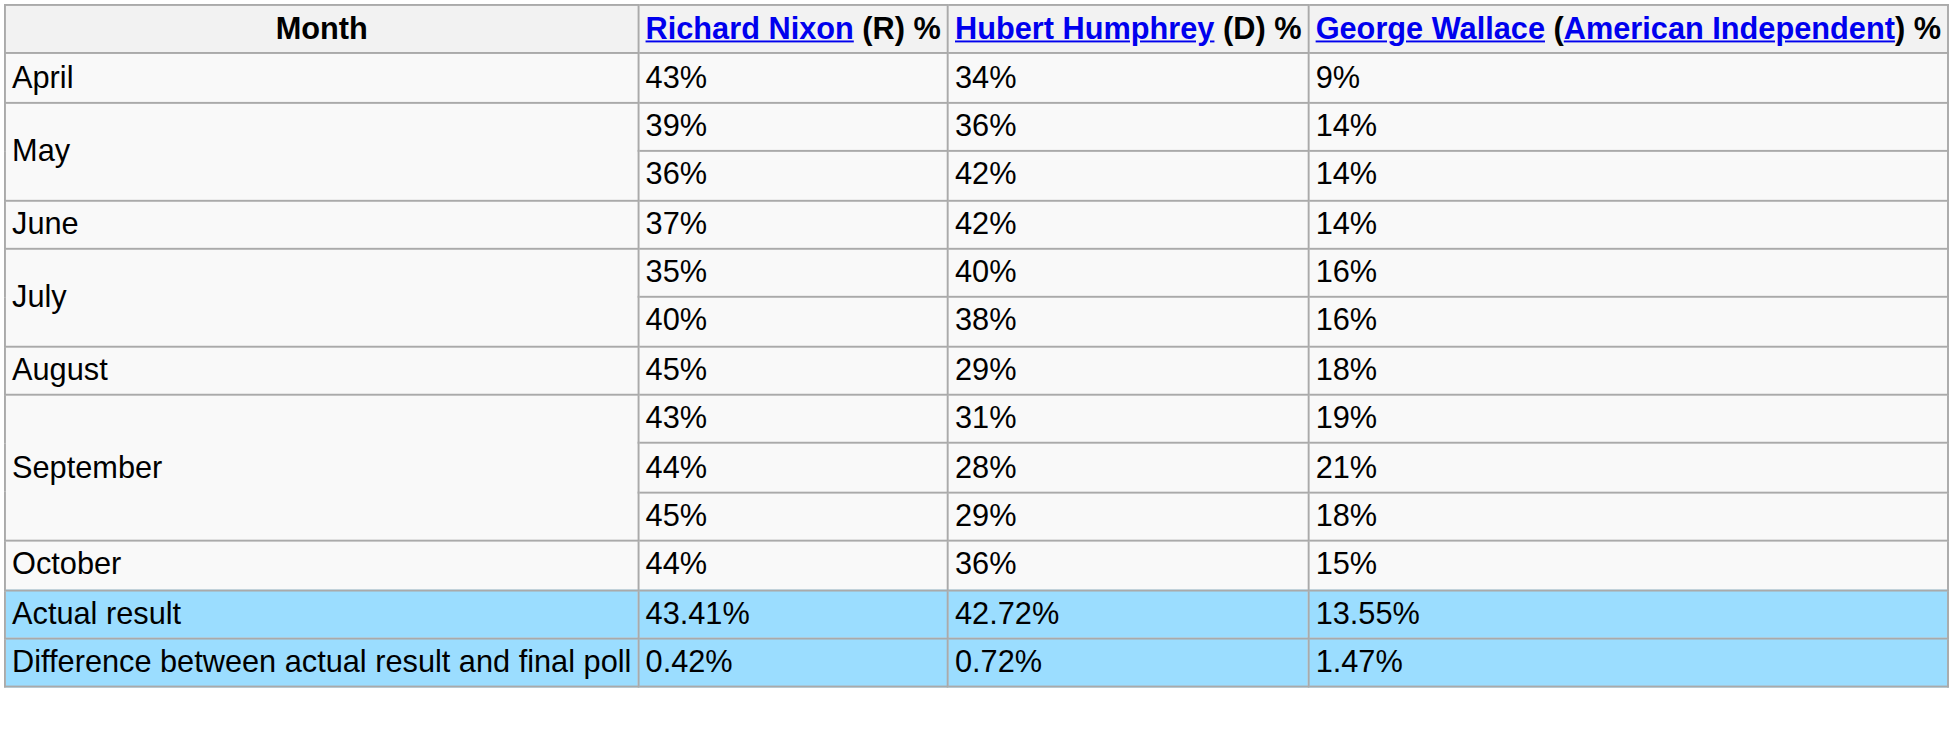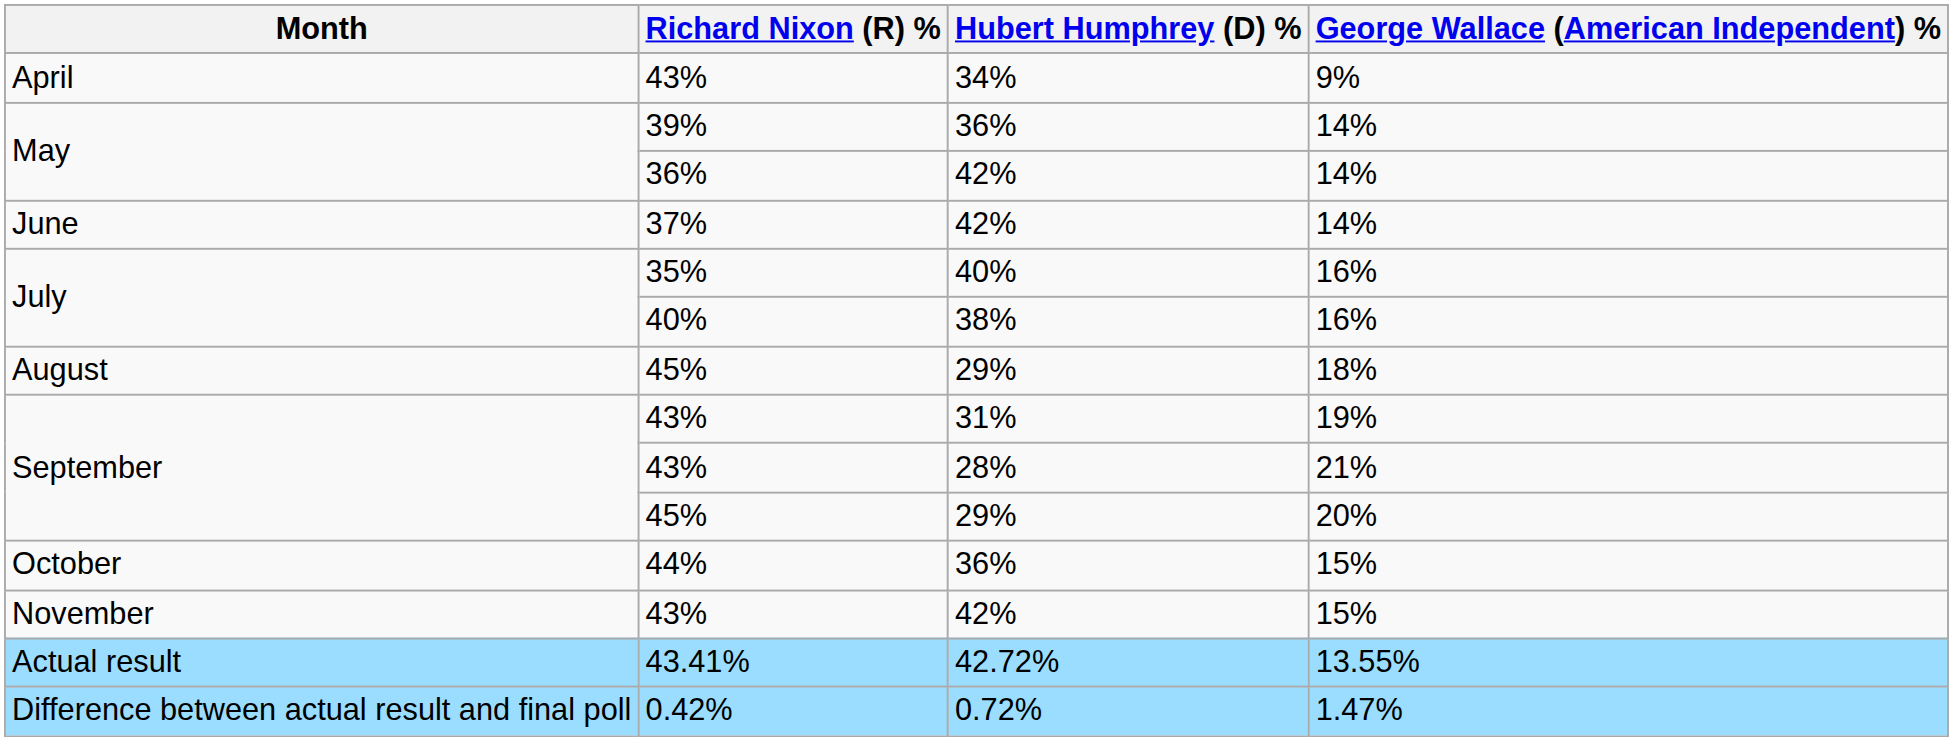(676, 467) 44% -> (676, 467) 43%
(1346, 516) 18% -> (1346, 516) 20%
+ row: (83, 613)
